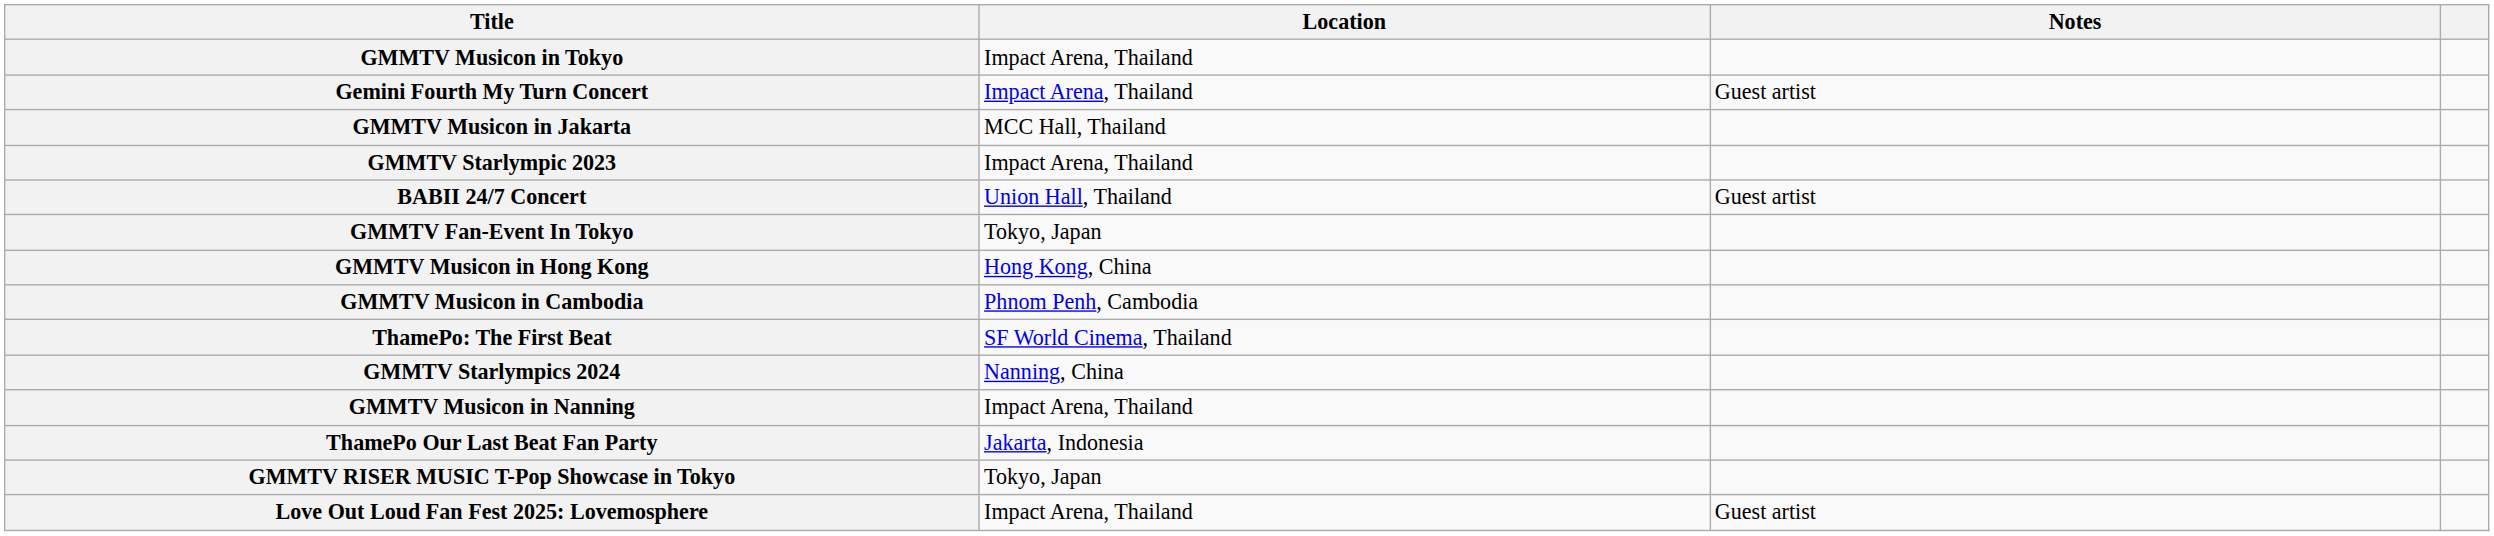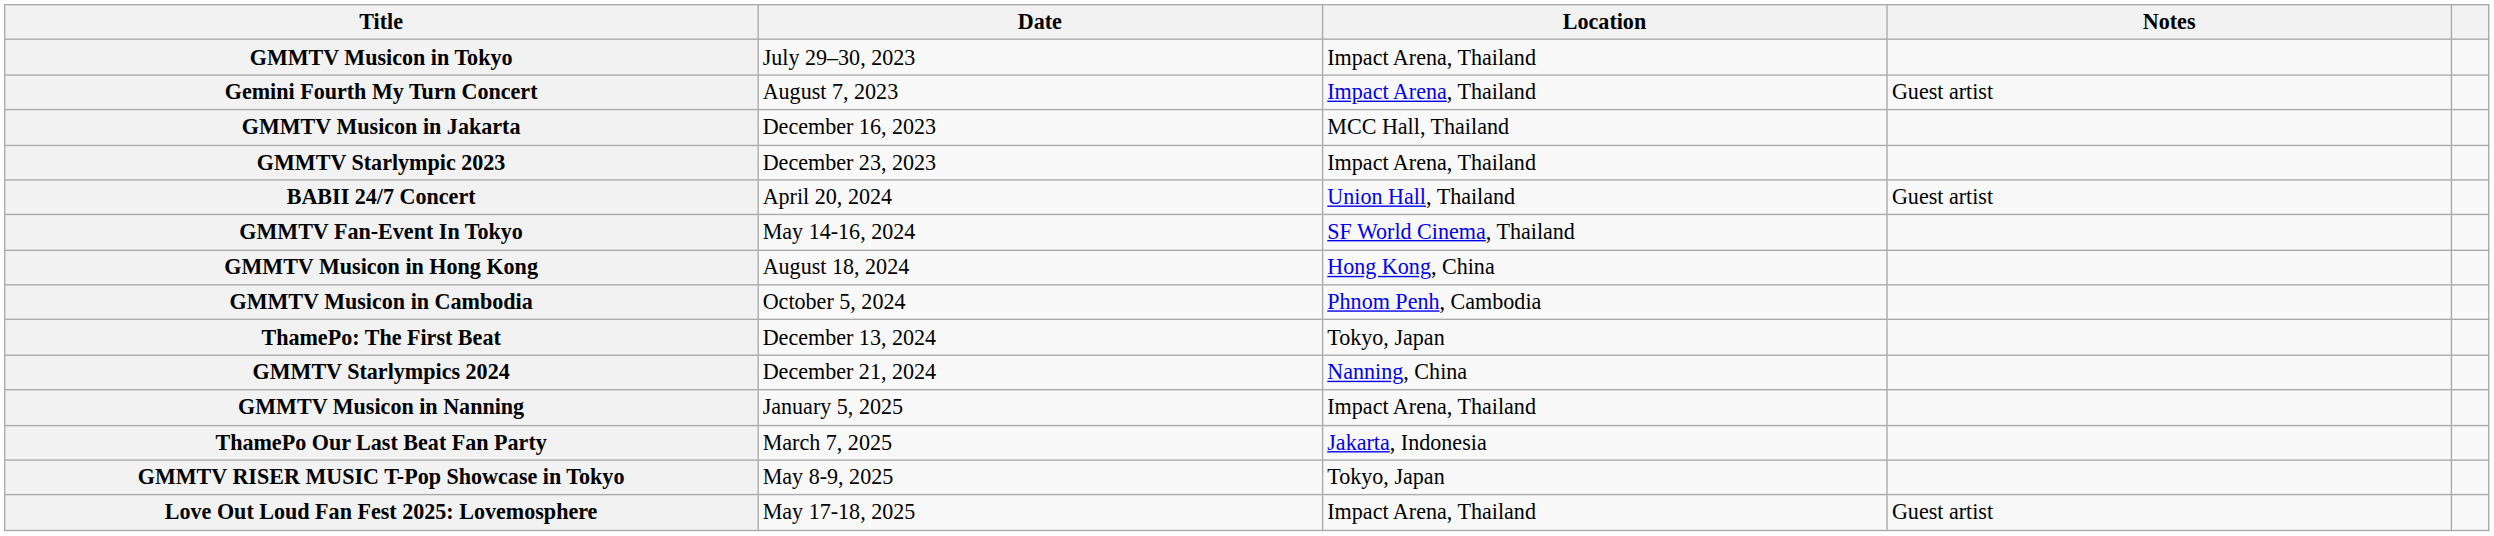+ column: (1040, 22)
(1043, 232) Tokyo, Japan -> (1451, 232) SF World Cinema, Thailand
(1108, 337) SF World Cinema, Thailand -> (1386, 337) Tokyo, Japan
